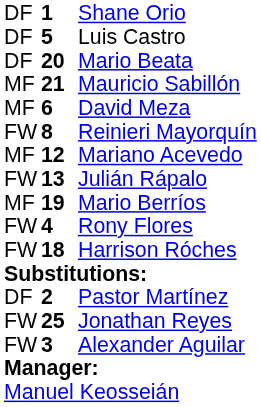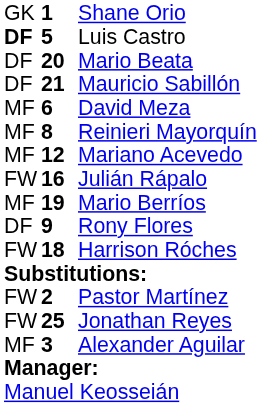(18, 13) DF -> (19, 13) GK
(18, 37) normal -> (18, 37) bold
(19, 84) MF -> (18, 84) DF
(21, 131) FW -> (19, 131) MF
(53, 179) 13 -> (53, 179) 16
(21, 226) FW -> (18, 226) DF
(47, 226) 4 -> (47, 226) 9
(18, 297) DF -> (21, 297) FW
(21, 344) FW -> (19, 344) MF
